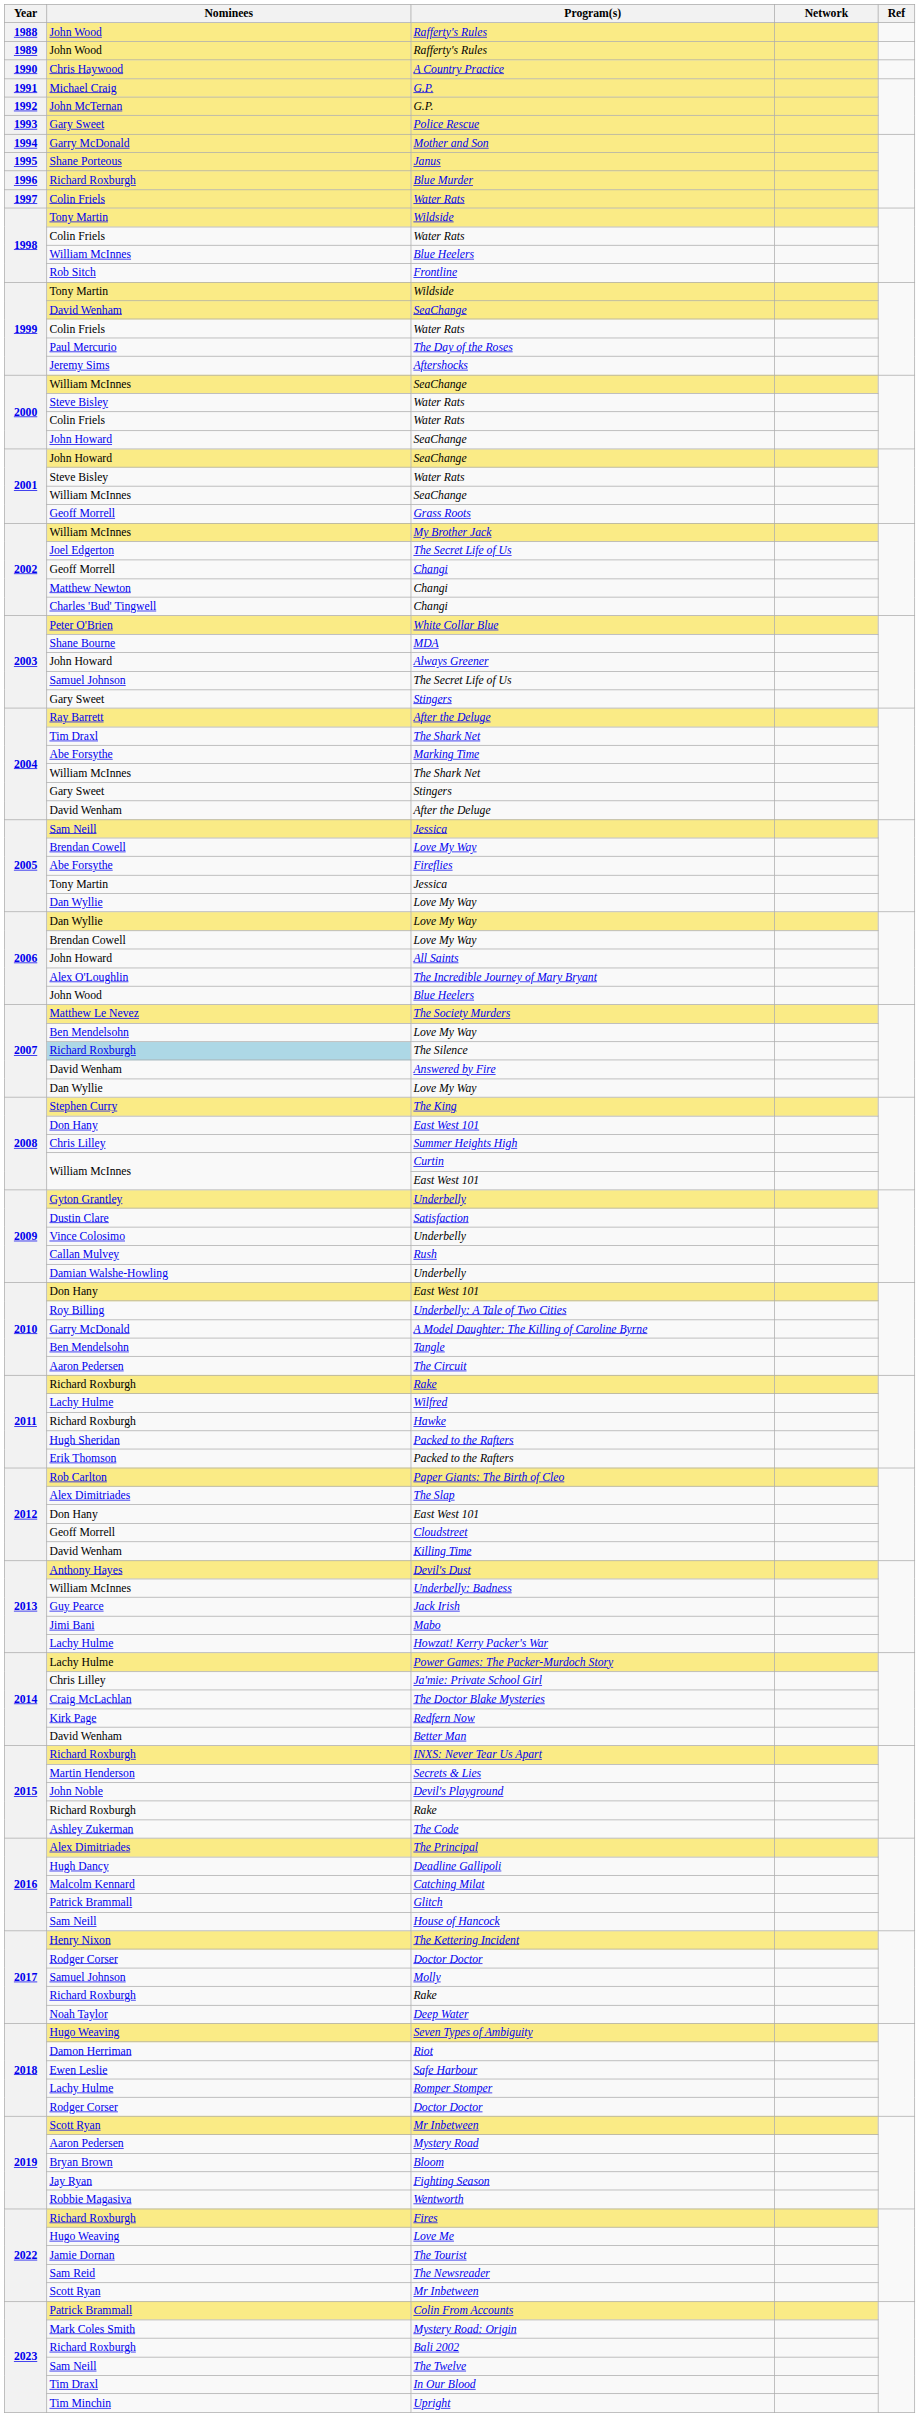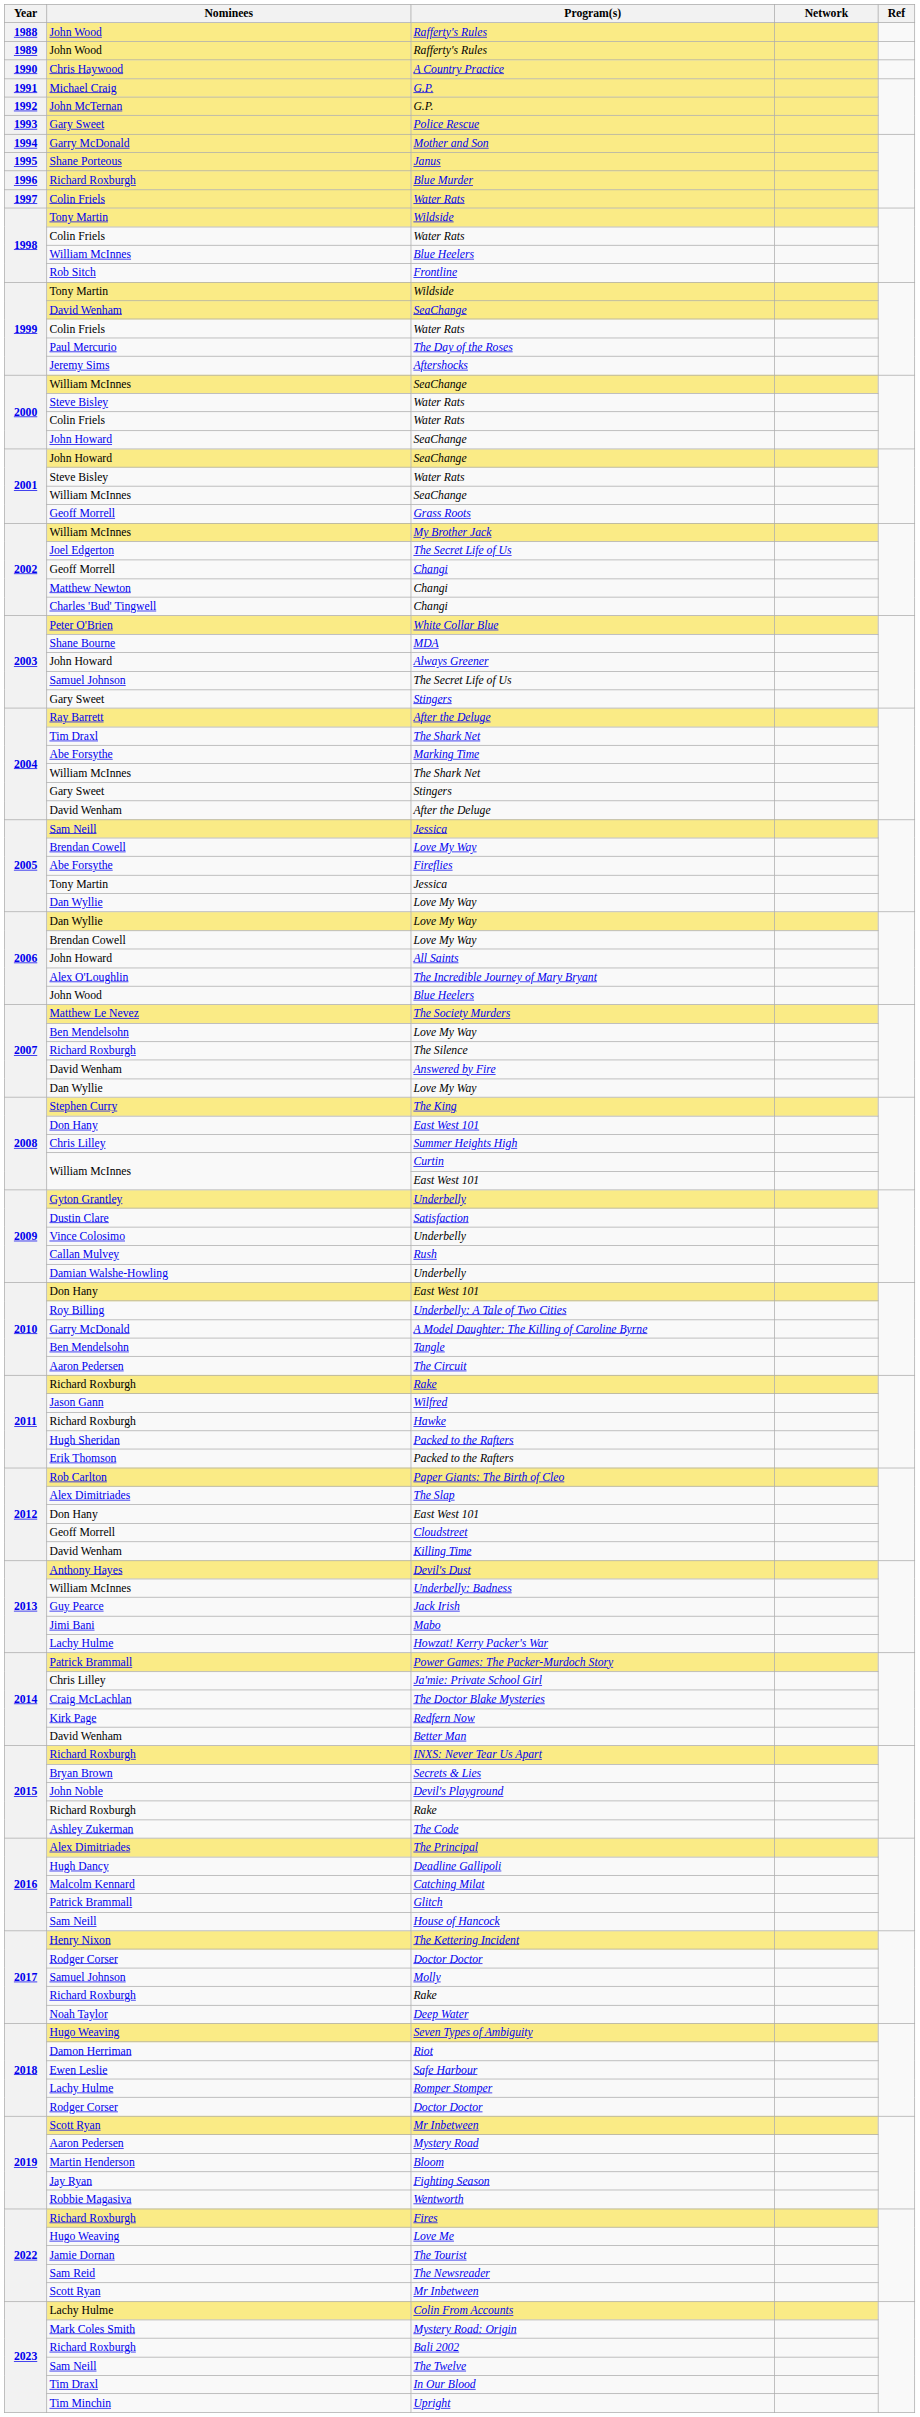(93, 1051) lightblue background -> (93, 1051) no background
(81, 1403) Lachy Hulme -> (77, 1403) Jason Gann
(81, 1662) Lachy Hulme -> (91, 1662) Patrick Brammall
(92, 1773) Martin Henderson -> (81, 1773) Bryan Brown
(81, 2162) Bryan Brown -> (92, 2162) Martin Henderson
(91, 2310) Patrick Brammall -> (81, 2310) Lachy Hulme
